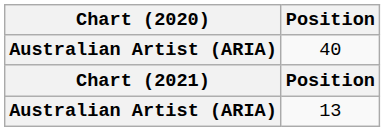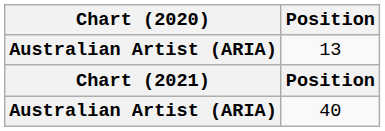rows swapped: (330, 111) <-> (330, 50)
